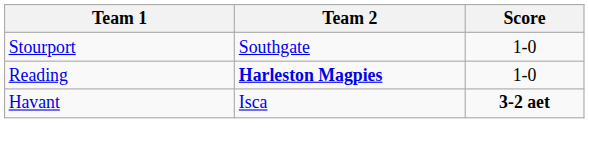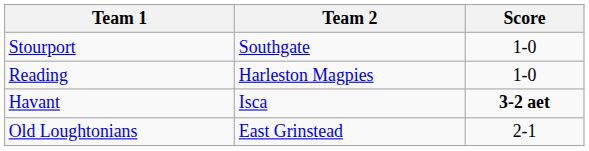(311, 74) bold -> (306, 74) normal
+ row: (73, 131)
